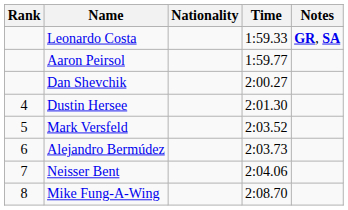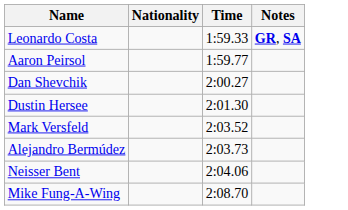- column: (24, 15)
